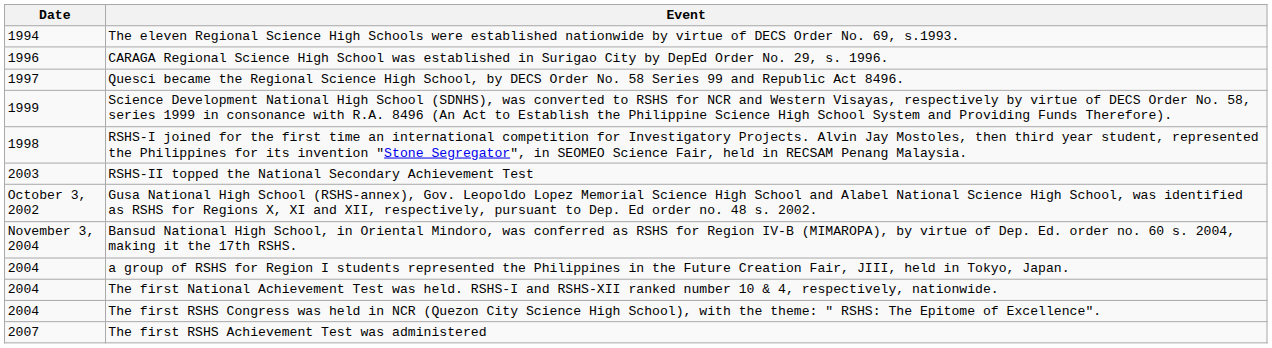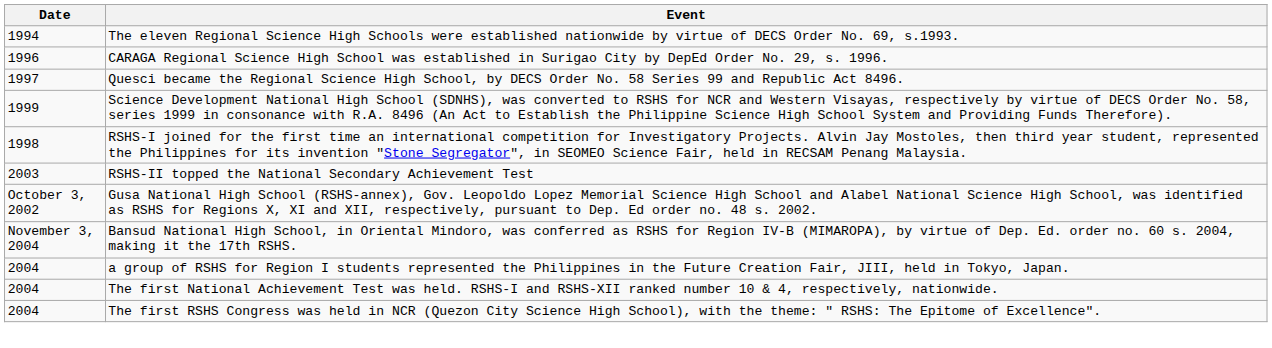- row: (297, 333)
